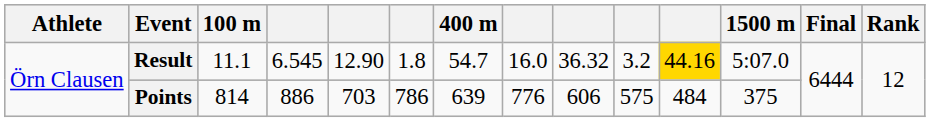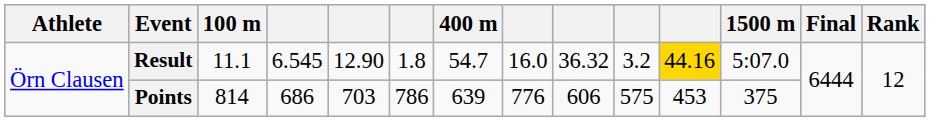(297, 98) 886 -> (297, 98) 686
(690, 98) 484 -> (690, 98) 453
